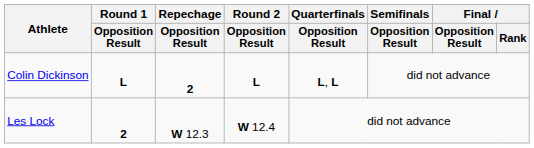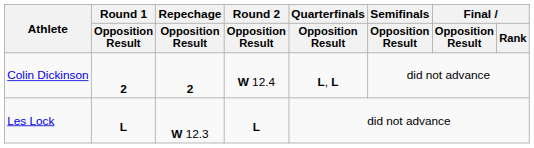(123, 82) L -> (123, 89) 2
(256, 82) L -> (256, 82) W 12.4
(123, 134) 2 -> (123, 127) L
(256, 127) W 12.4 -> (256, 127) L
